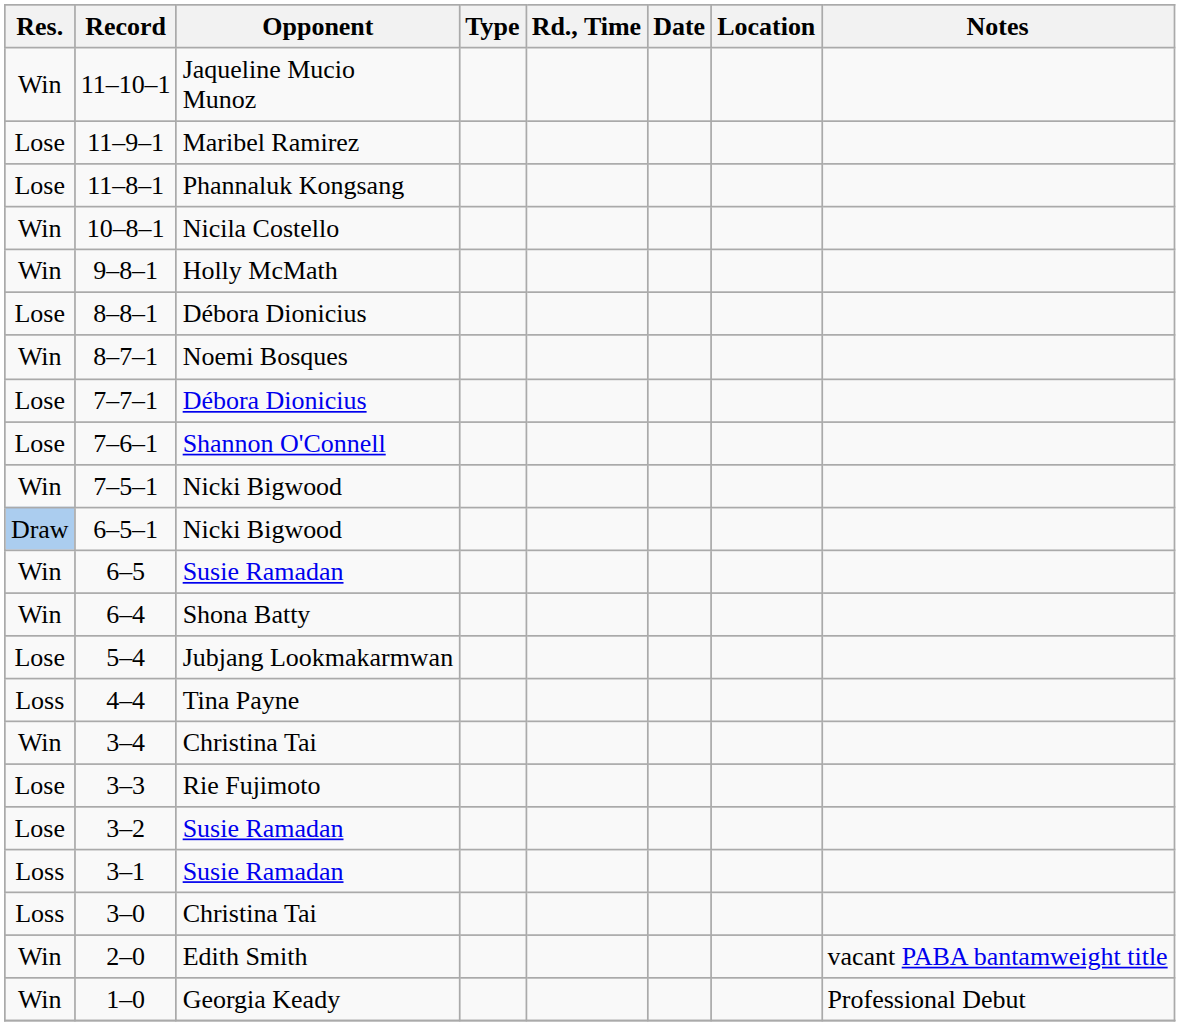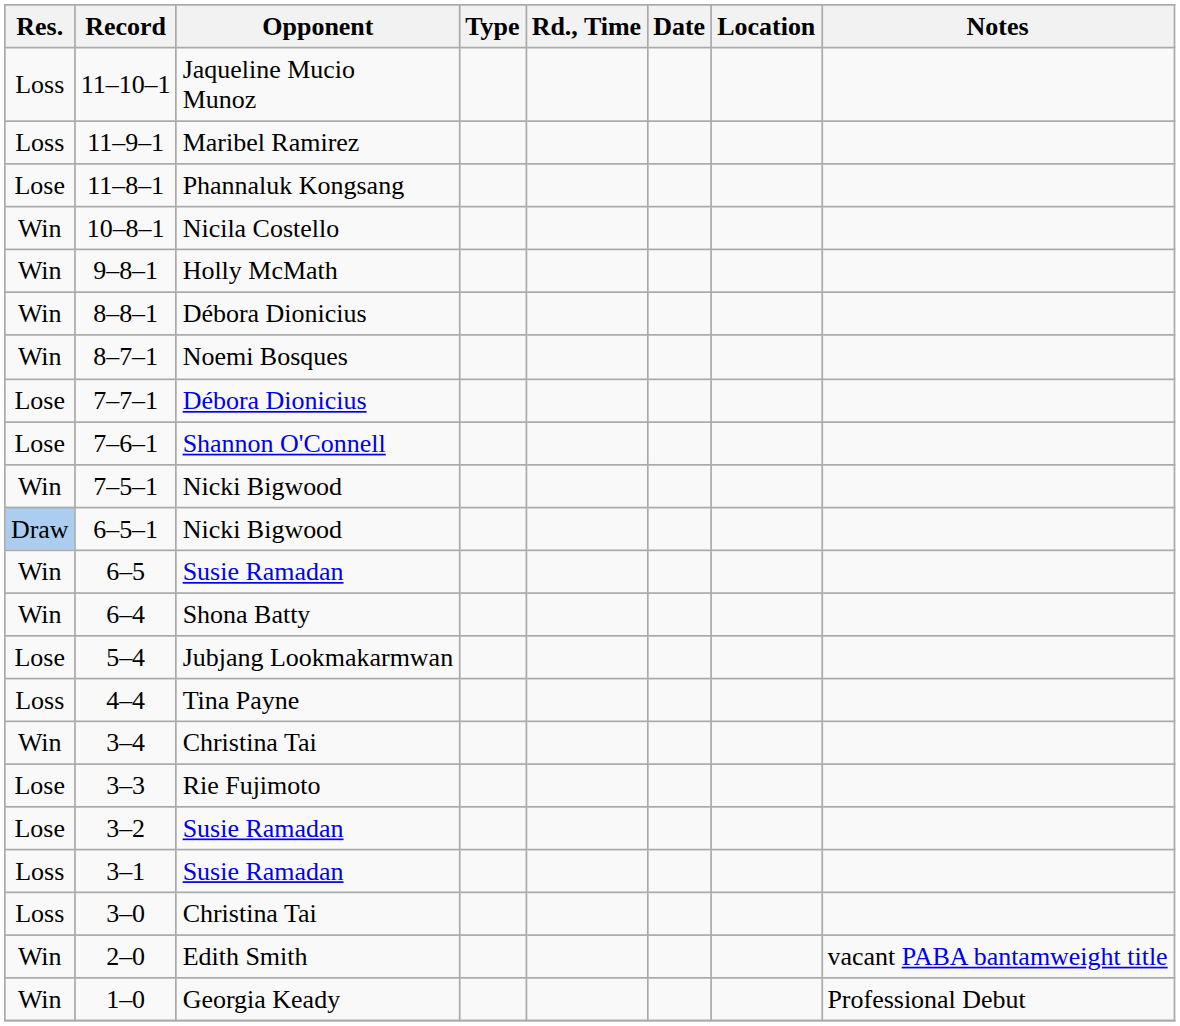(40, 84) Win -> (40, 84) Loss
(40, 142) Lose -> (40, 142) Loss
(40, 314) Lose -> (40, 314) Win
